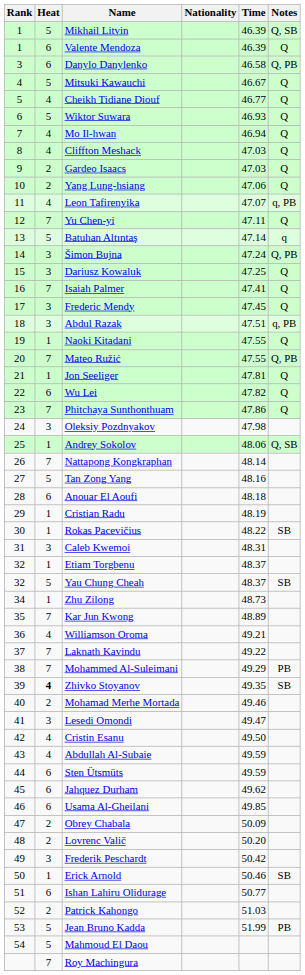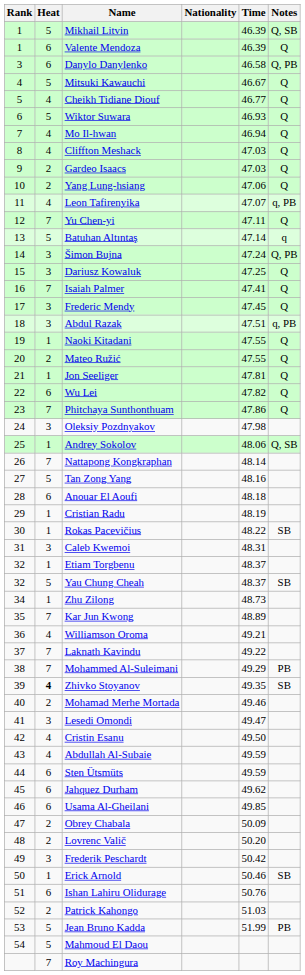(48, 358) 7 -> (48, 358) 2
(284, 358) Q, PB -> (284, 358) Q
(254, 893) 50.77 -> (254, 893) 50.76
